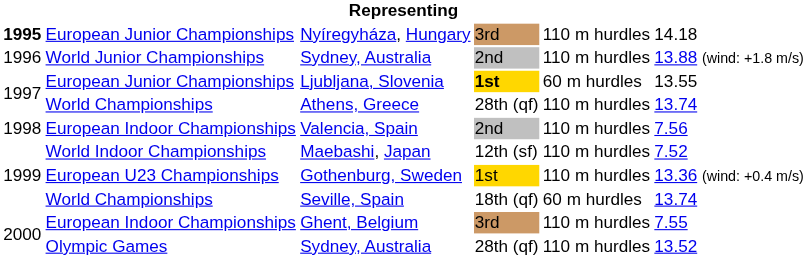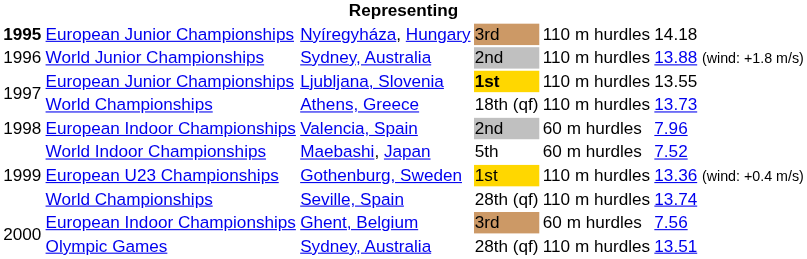(592, 81) 60 m hurdles -> (596, 81) 110 m hurdles
(507, 104) 28th (qf) -> (507, 104) 18th (qf)
(676, 104) 13.74 -> (676, 104) 13.73
(596, 128) 110 m hurdles -> (592, 128) 60 m hurdles
(671, 128) 7.56 -> (671, 128) 7.96
(506, 152) 12th (sf) -> (487, 152) 5th
(596, 152) 110 m hurdles -> (592, 152) 60 m hurdles
(507, 199) 18th (qf) -> (507, 199) 28th (qf)
(592, 199) 60 m hurdles -> (596, 199) 110 m hurdles
(596, 222) 110 m hurdles -> (592, 222) 60 m hurdles
(671, 222) 7.55 -> (671, 222) 7.56
(676, 246) 13.52 -> (676, 246) 13.51
